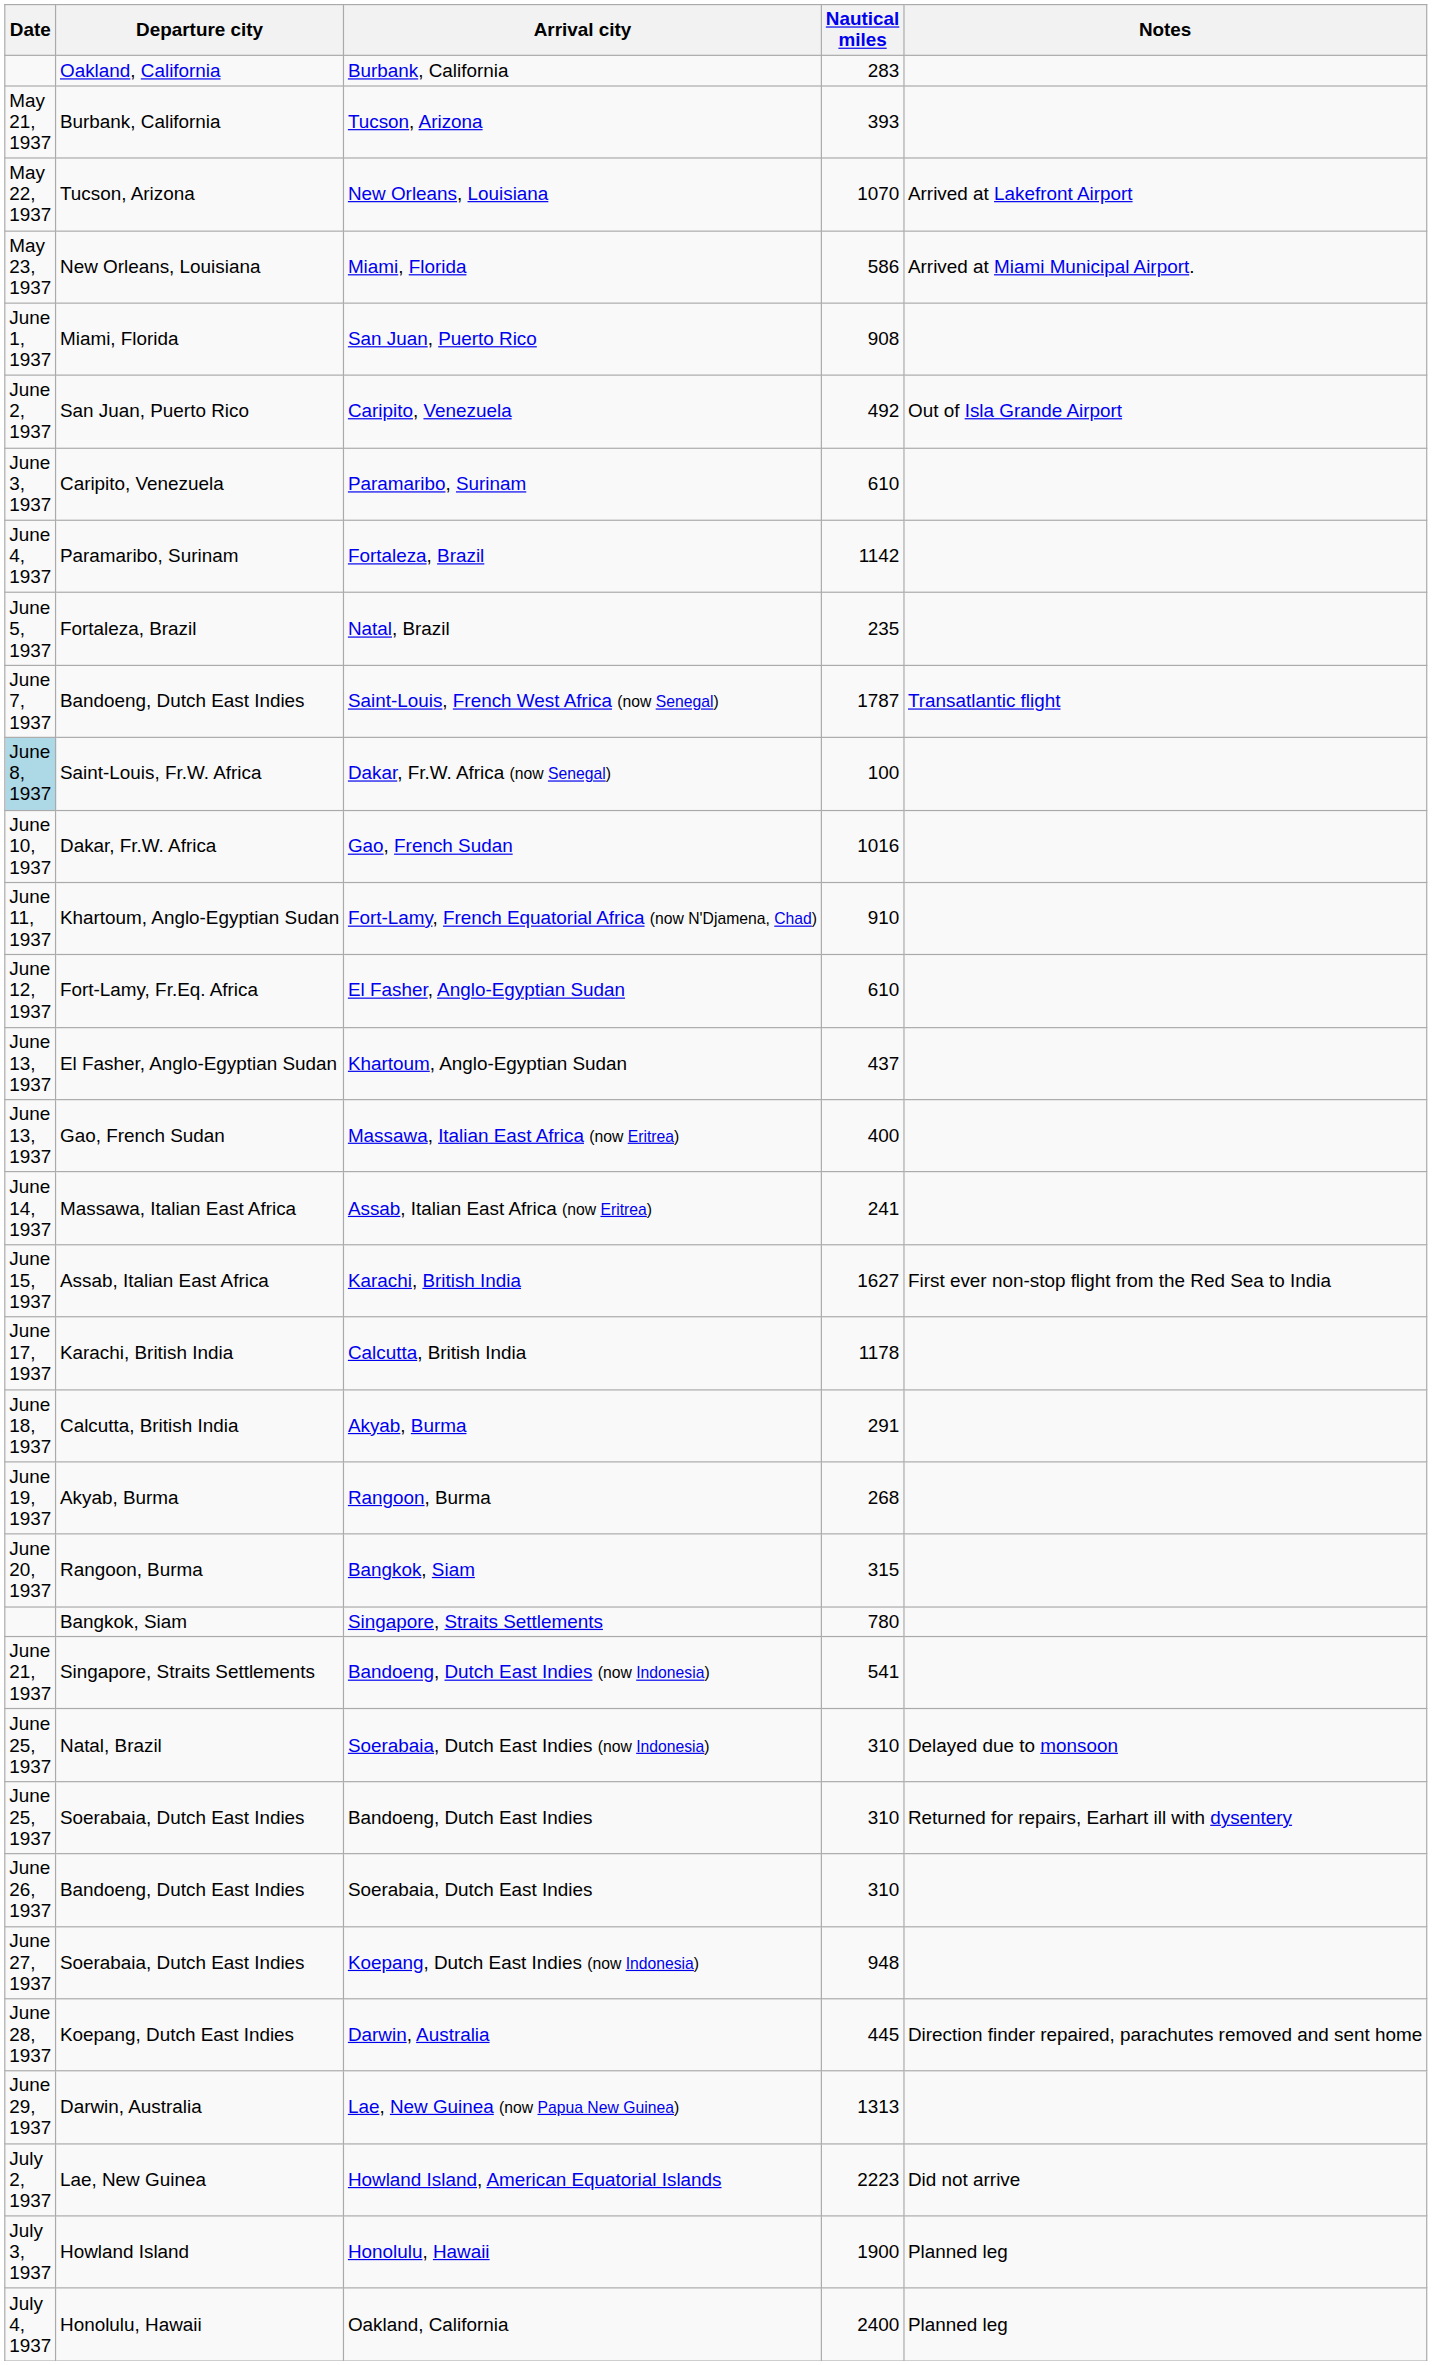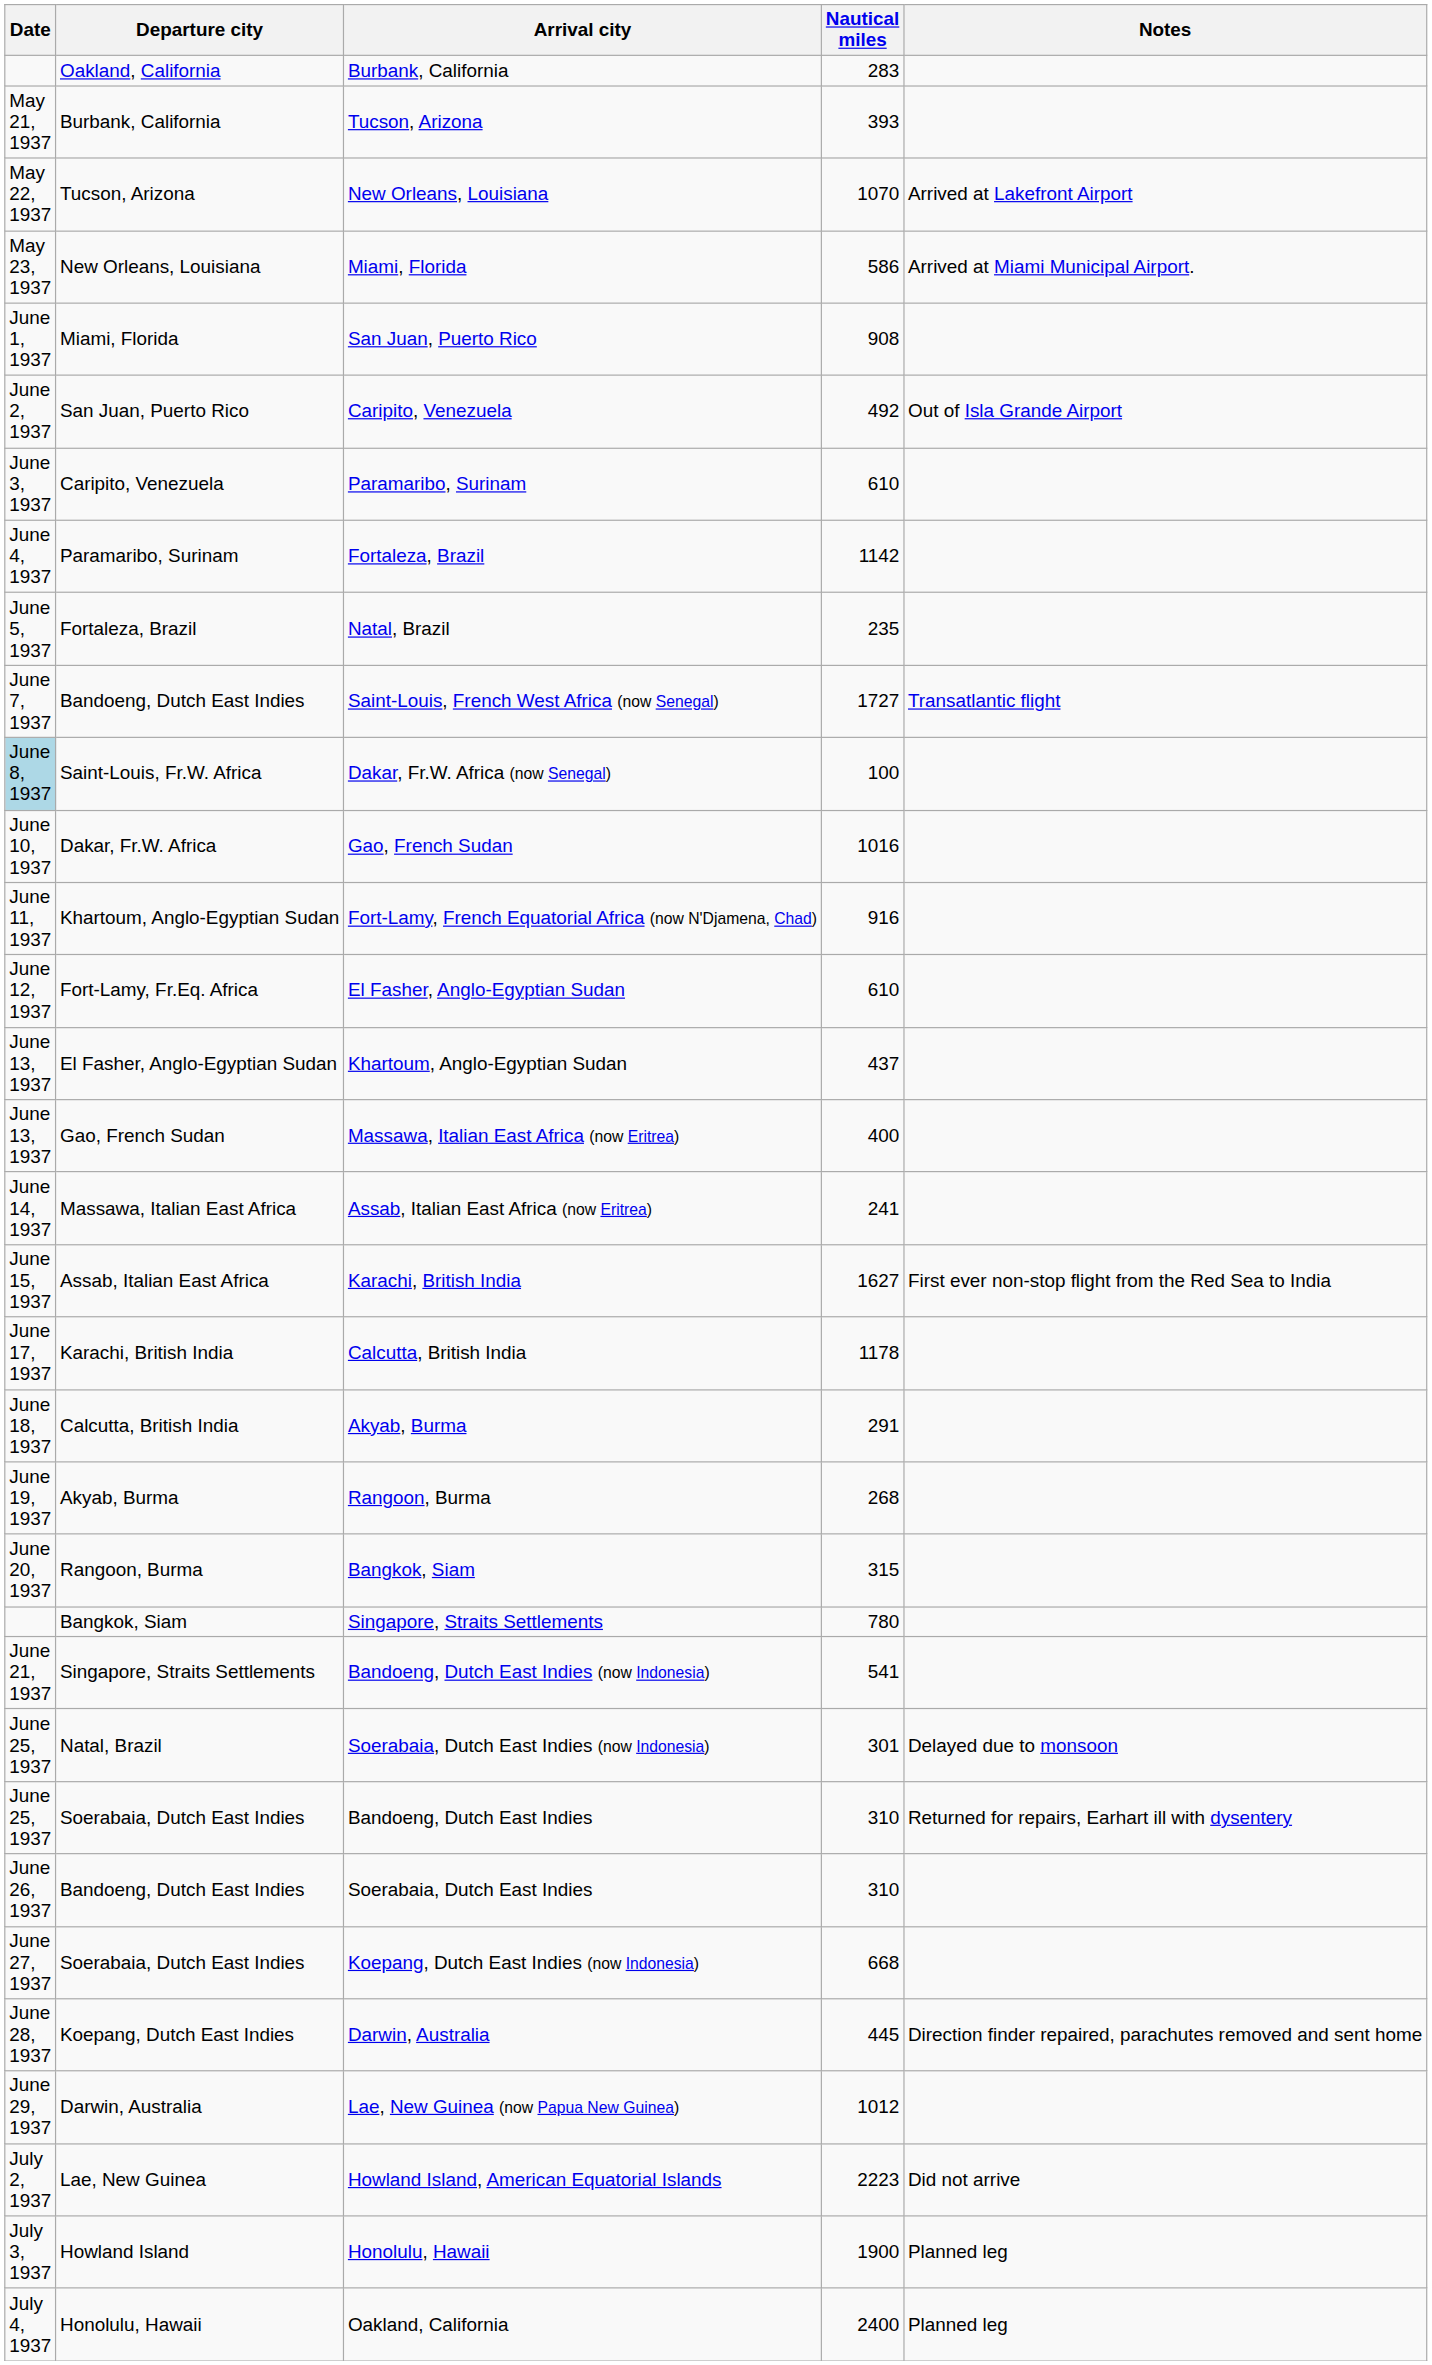(878, 701) 1787 -> (878, 701) 1727
(884, 918) 910 -> (884, 918) 916
(884, 1745) 310 -> (884, 1745) 301
(884, 1962) 948 -> (884, 1962) 668
(878, 2107) 1313 -> (878, 2107) 1012
